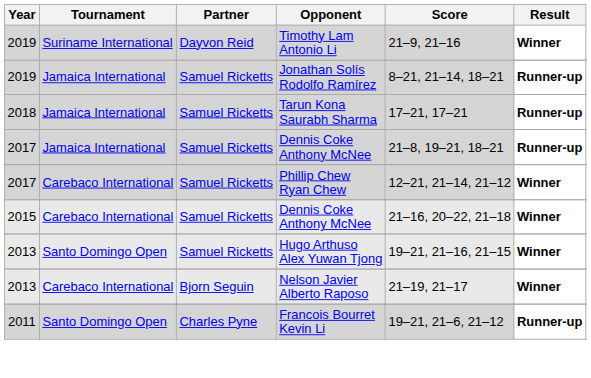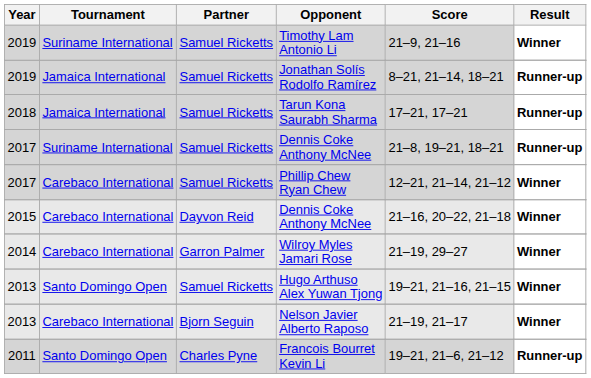(217, 43) Dayvon Reid -> (226, 43) Samuel Ricketts
(104, 147) Jamaica International -> (108, 147) Suriname International
(226, 217) Samuel Ricketts -> (217, 217) Dayvon Reid
+ row: (22, 252)
